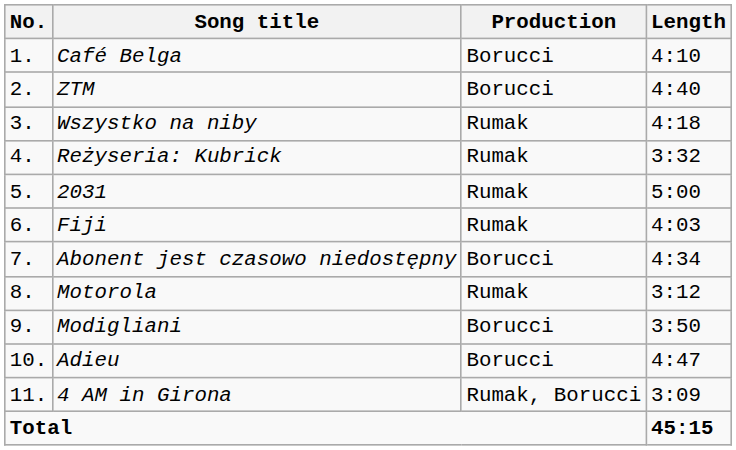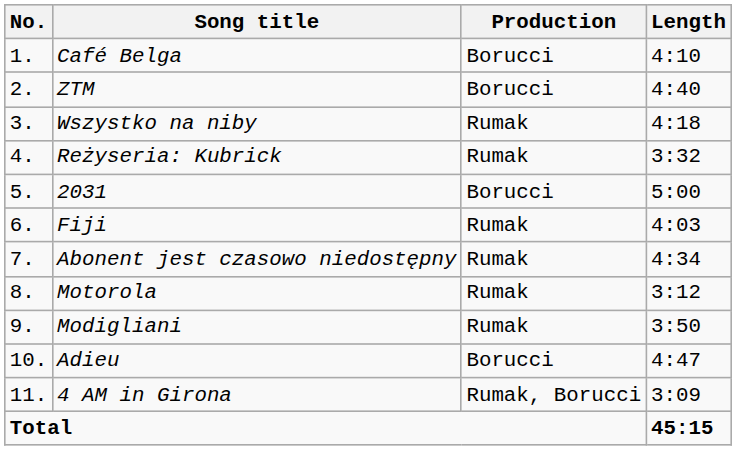(498, 191) Rumak -> (510, 191) Borucci
(510, 259) Borucci -> (498, 259) Rumak
(510, 327) Borucci -> (498, 327) Rumak
